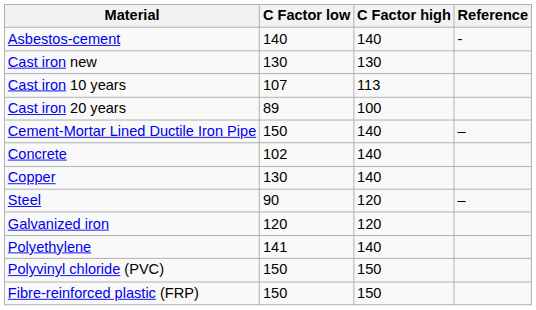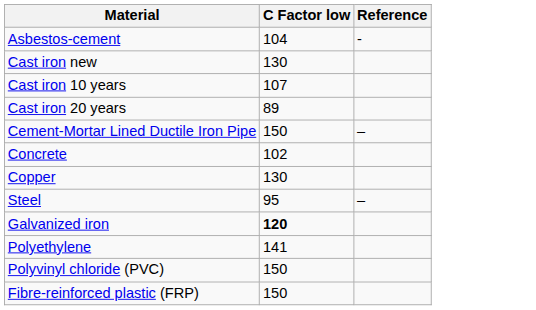- column: (404, 16)
(275, 39) 140 -> (275, 39) 104
(271, 200) 90 -> (271, 200) 95
(275, 223) normal -> (275, 223) bold
